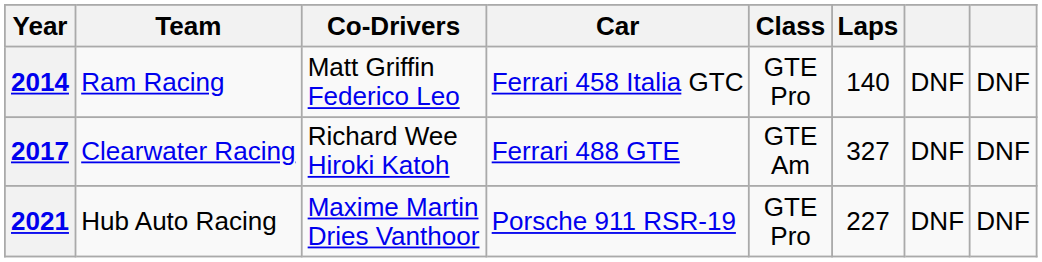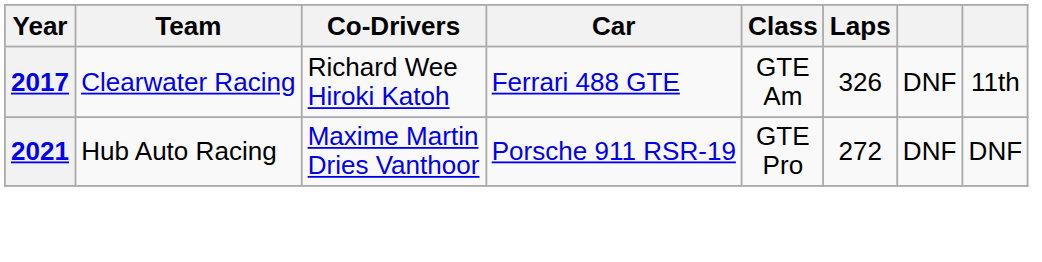- row: (40, 82)
(868, 152) 327 -> (860, 82) 326
(1003, 152) DNF -> (995, 82) 11th
(868, 222) 227 -> (860, 152) 272
